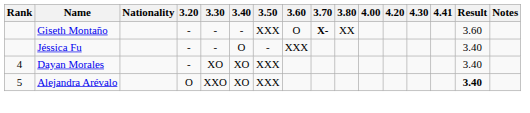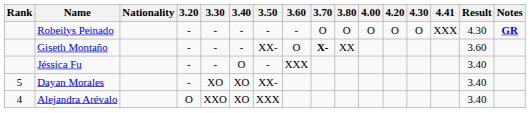+ row: (75, 30)
(268, 30) XXX -> (268, 47) XX-
(20, 64) 4 -> (20, 82) 5
(268, 64) XXX -> (268, 82) XX-
(20, 82) 5 -> (20, 99) 4
(472, 82) bold -> (477, 99) normal
